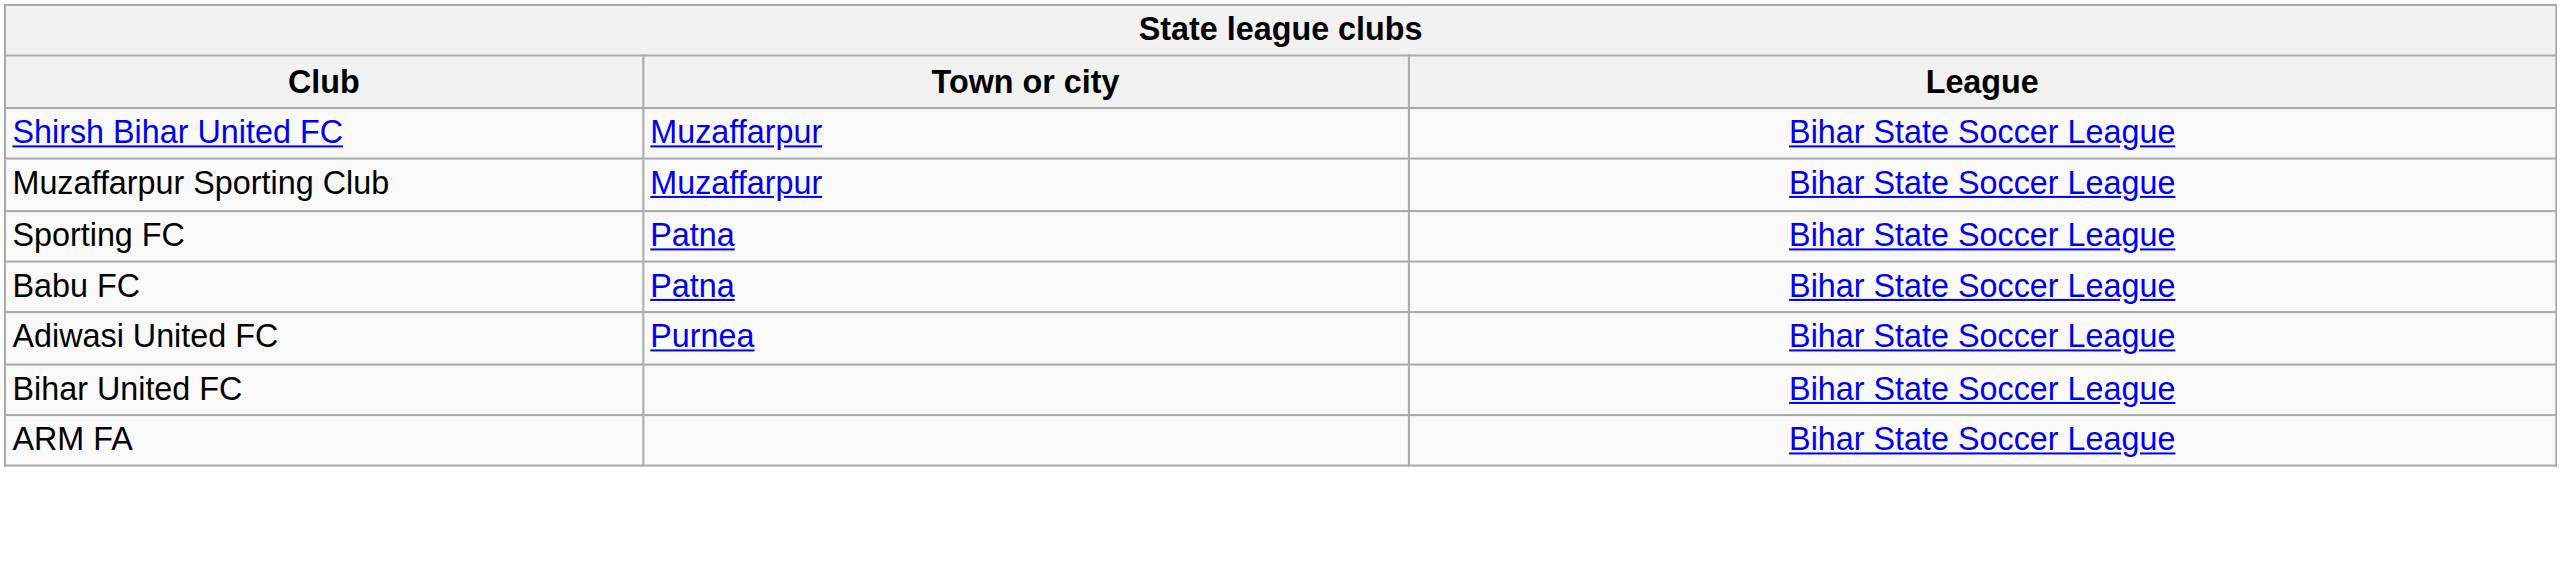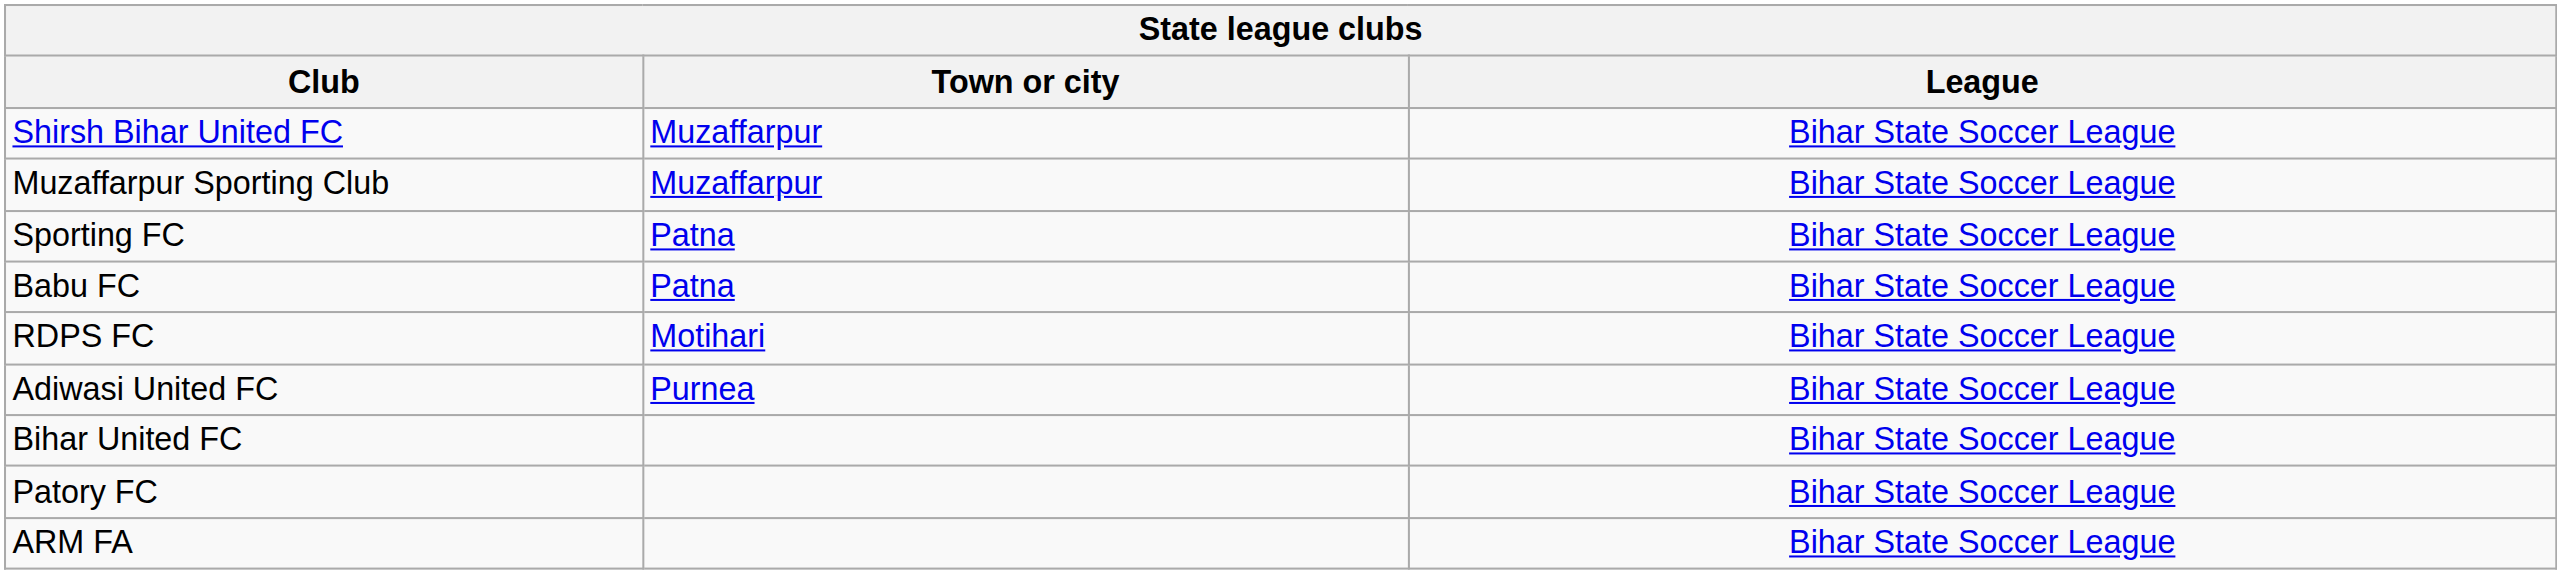+ row: (83, 337)
+ row: (85, 491)
